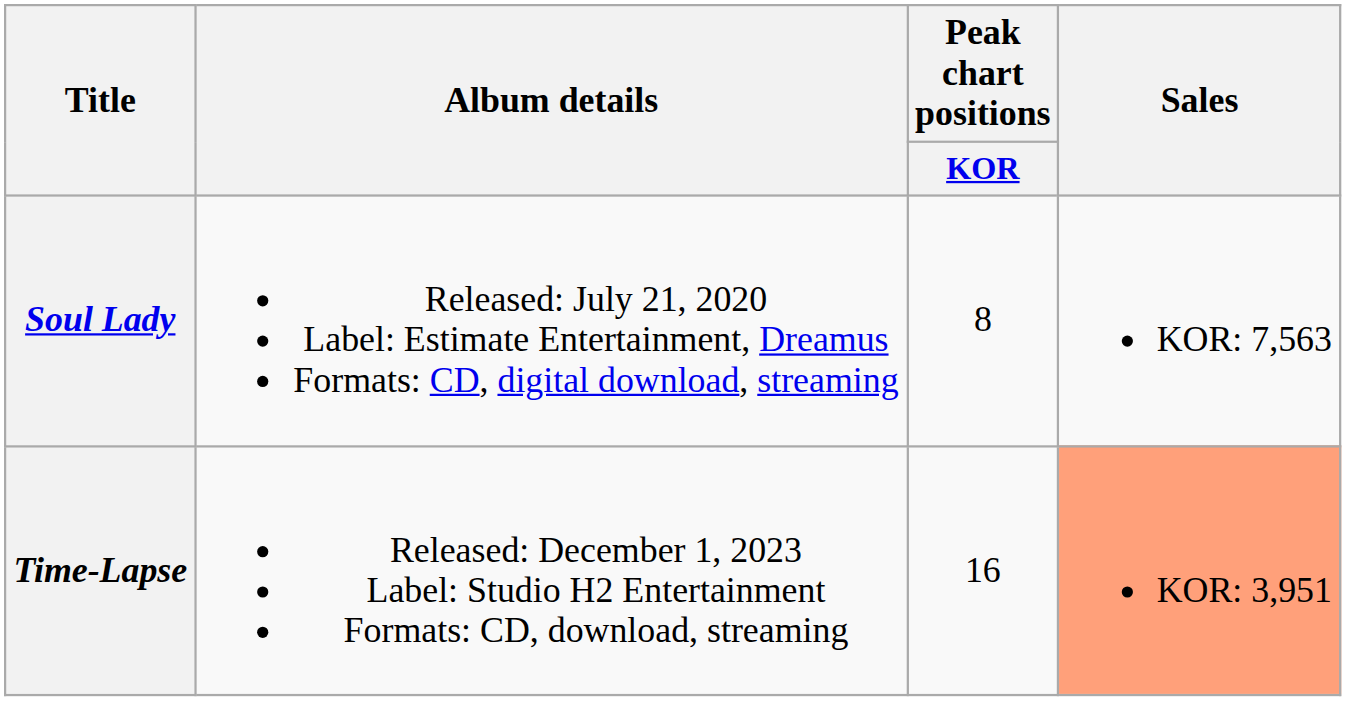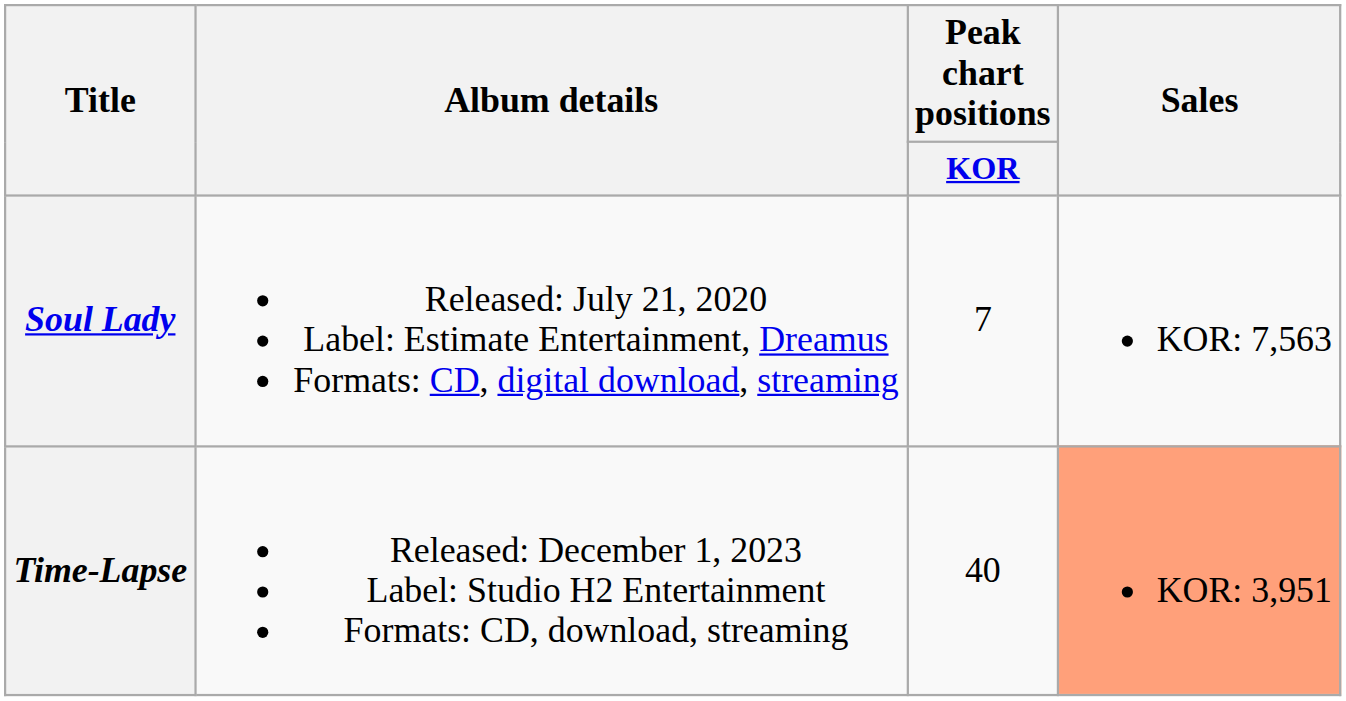(983, 319) 8 -> (983, 319) 7
(983, 569) 16 -> (983, 569) 40
